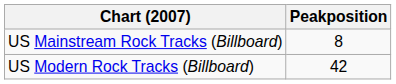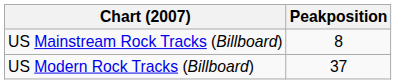(339, 66) 42 -> (339, 66) 37
